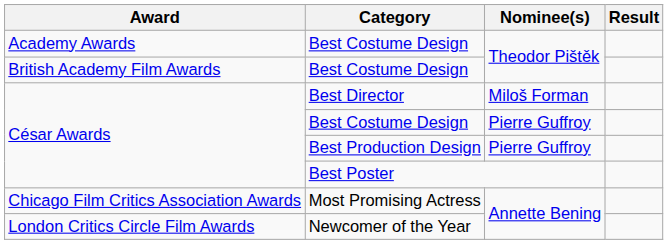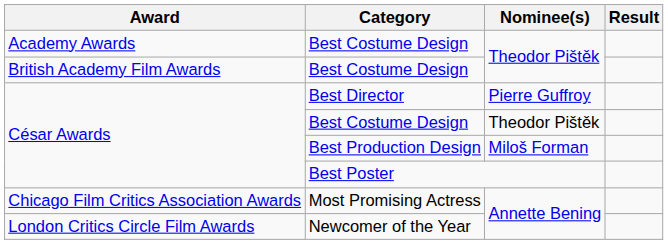(538, 95) Miloš Forman -> (540, 95) Pierre Guffroy
(540, 122) Pierre Guffroy -> (544, 122) Theodor Pištěk
(540, 148) Pierre Guffroy -> (538, 148) Miloš Forman
